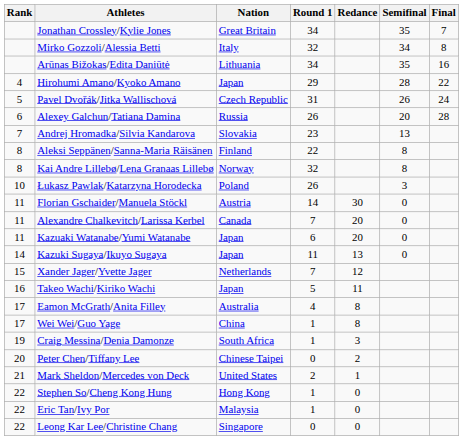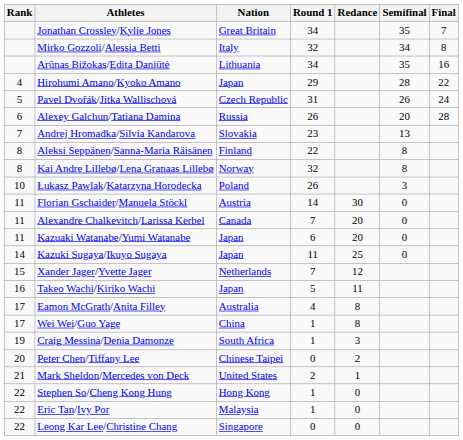(358, 254) 13 -> (358, 254) 25
